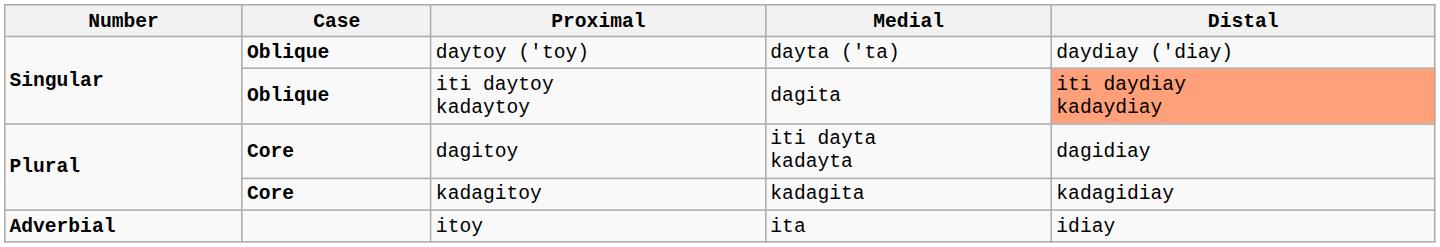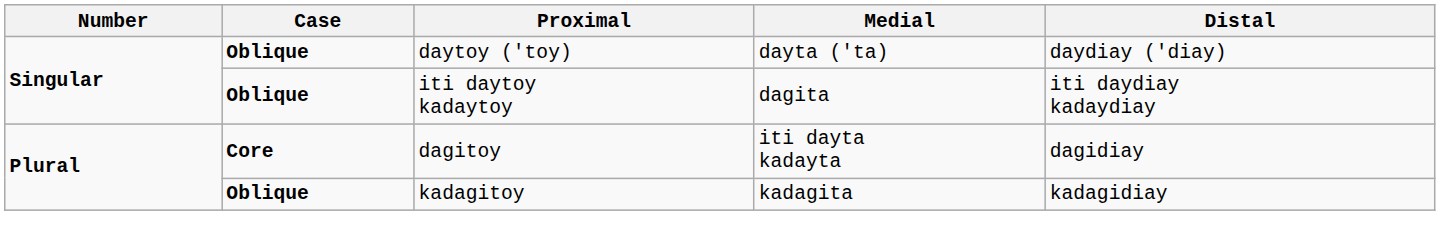(1121, 96) lightsalmon background -> (1115, 96) no background
(270, 194) Core -> (268, 194) Oblique
- row: (459, 226)
